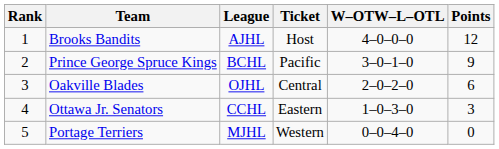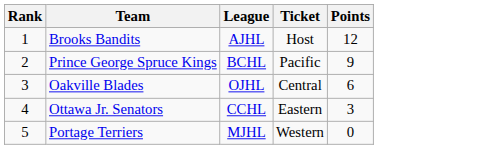- column: (388, 16)
